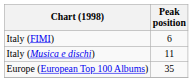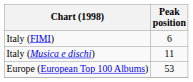(169, 69) 35 -> (169, 69) 53
